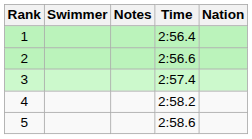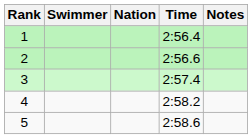columns swapped: (223, 15) <-> (133, 15)
